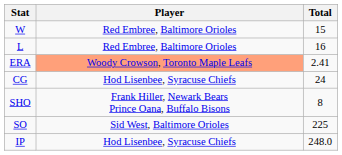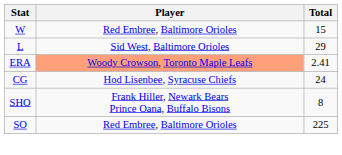(170, 46) Red Embree, Baltimore Orioles -> (170, 46) Sid West, Baltimore Orioles
(320, 46) 16 -> (321, 46) 29
(170, 125) Sid West, Baltimore Orioles -> (170, 125) Red Embree, Baltimore Orioles
- row: (20, 141)
